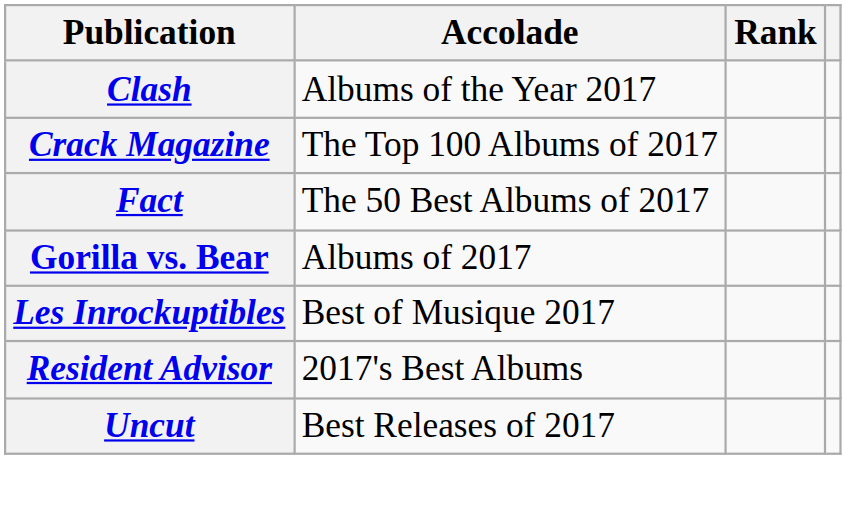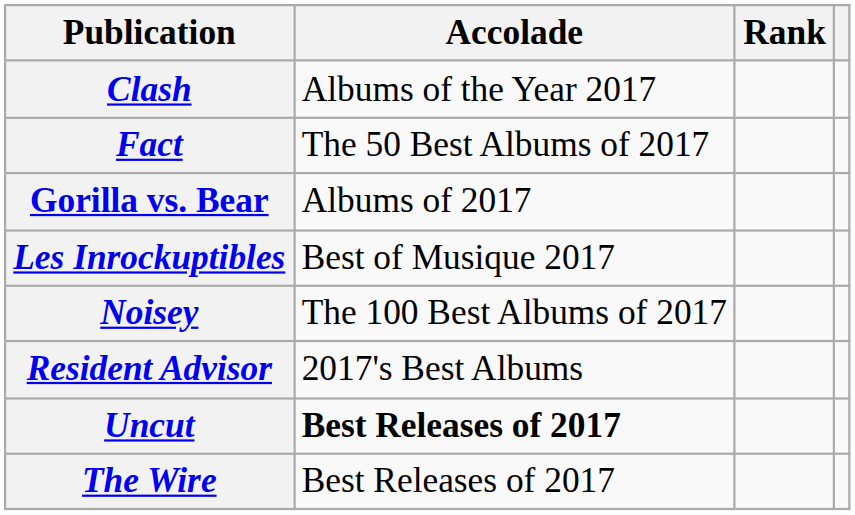- row: (149, 144)
+ row: (149, 312)
(458, 425) normal -> (461, 425) bold
+ row: (149, 481)
